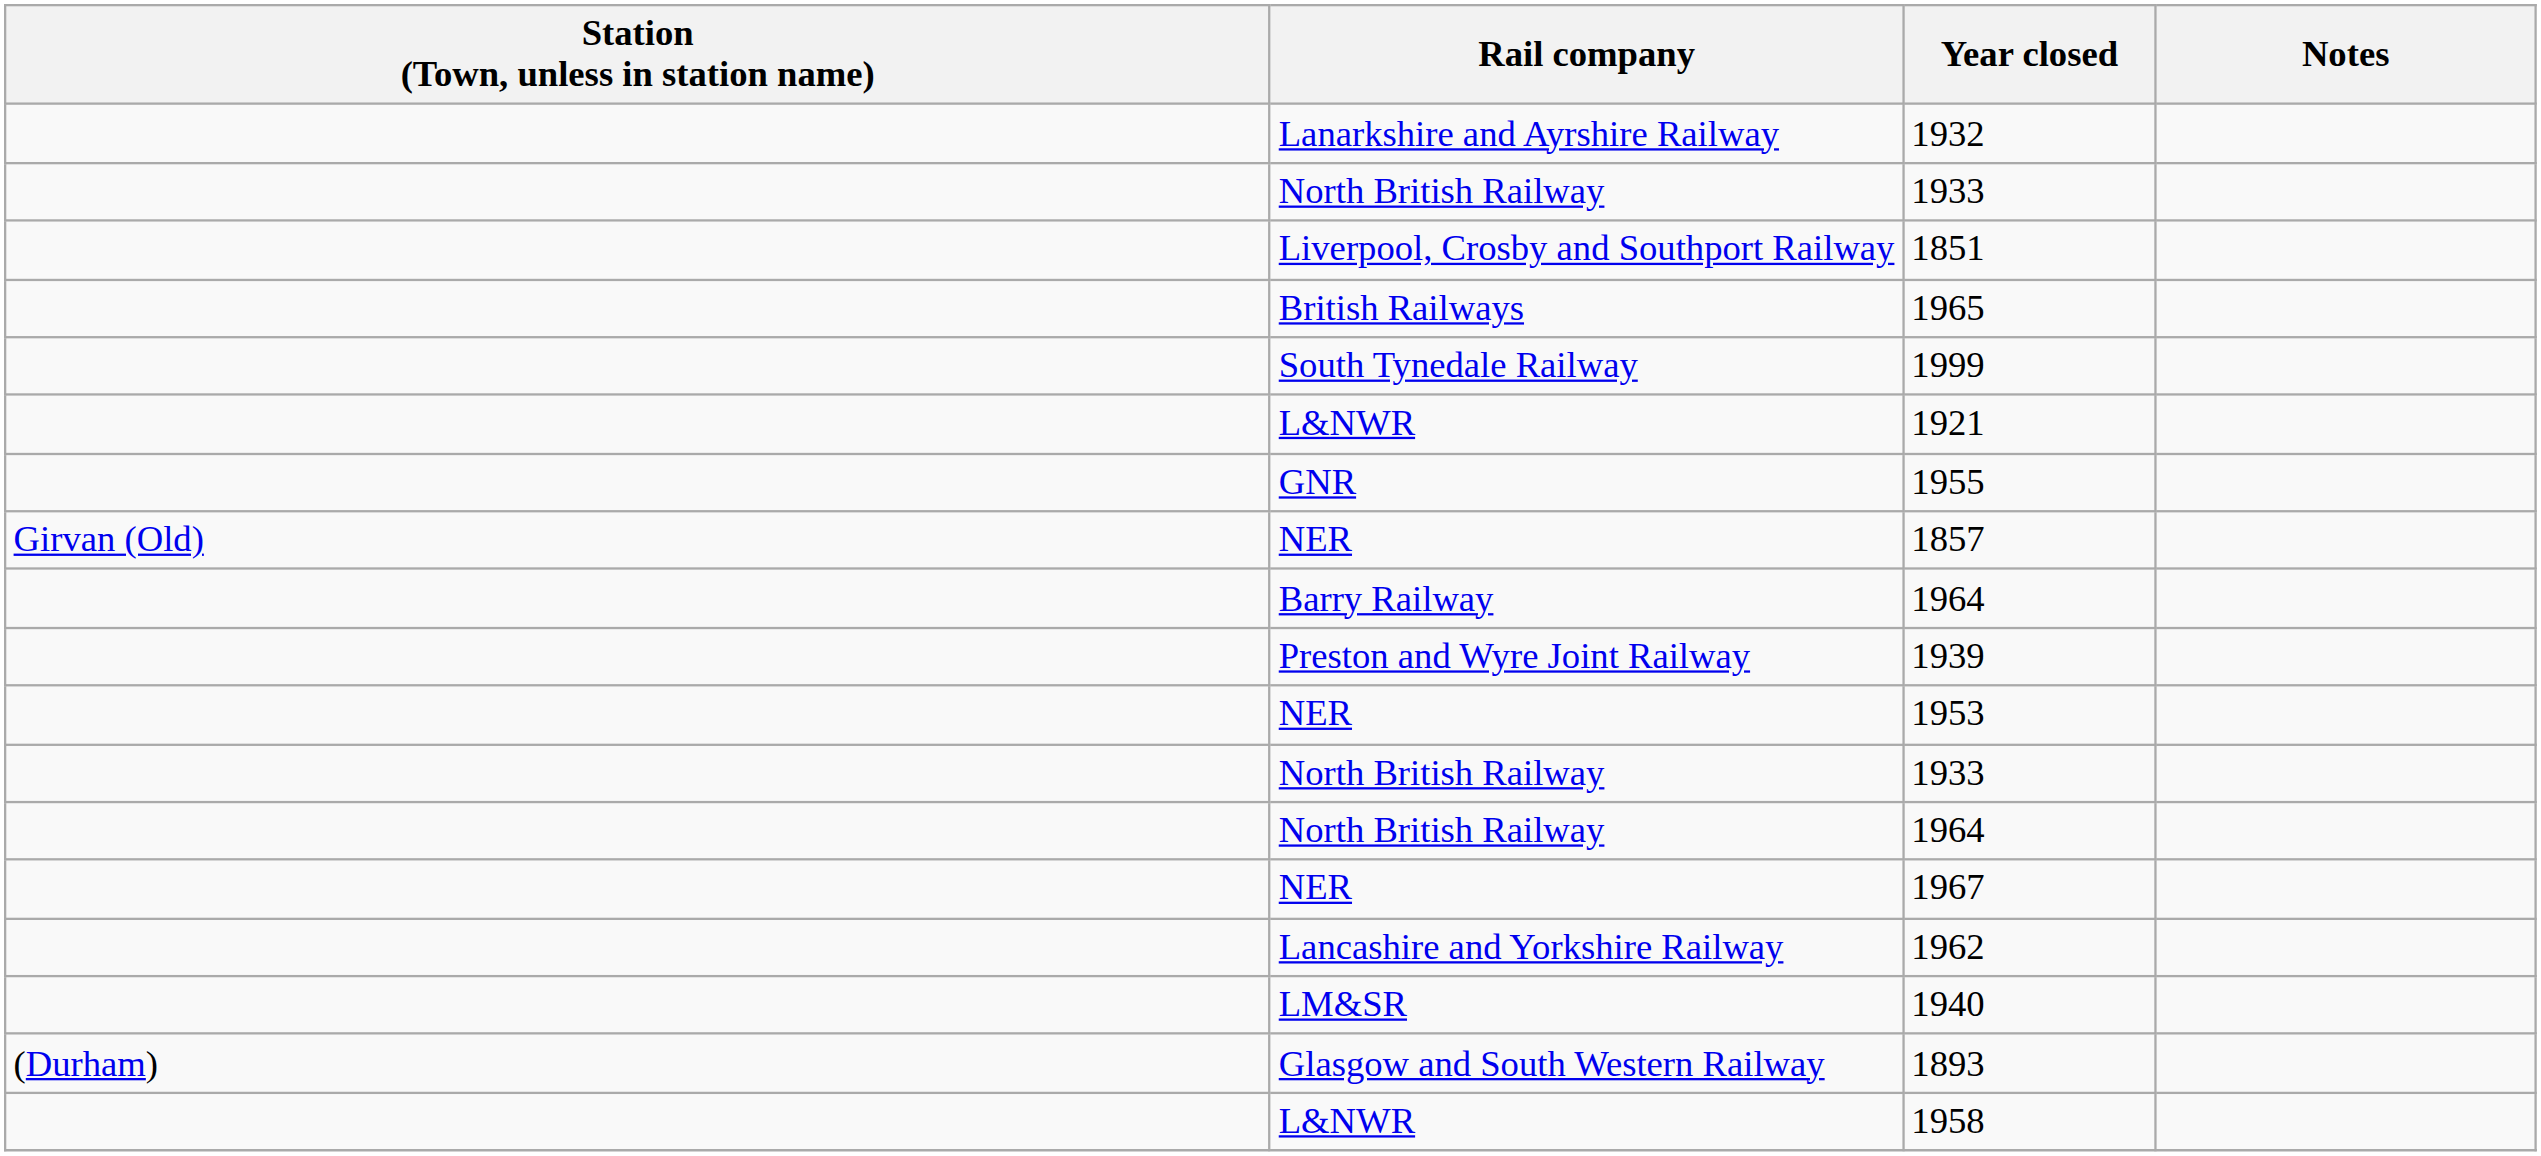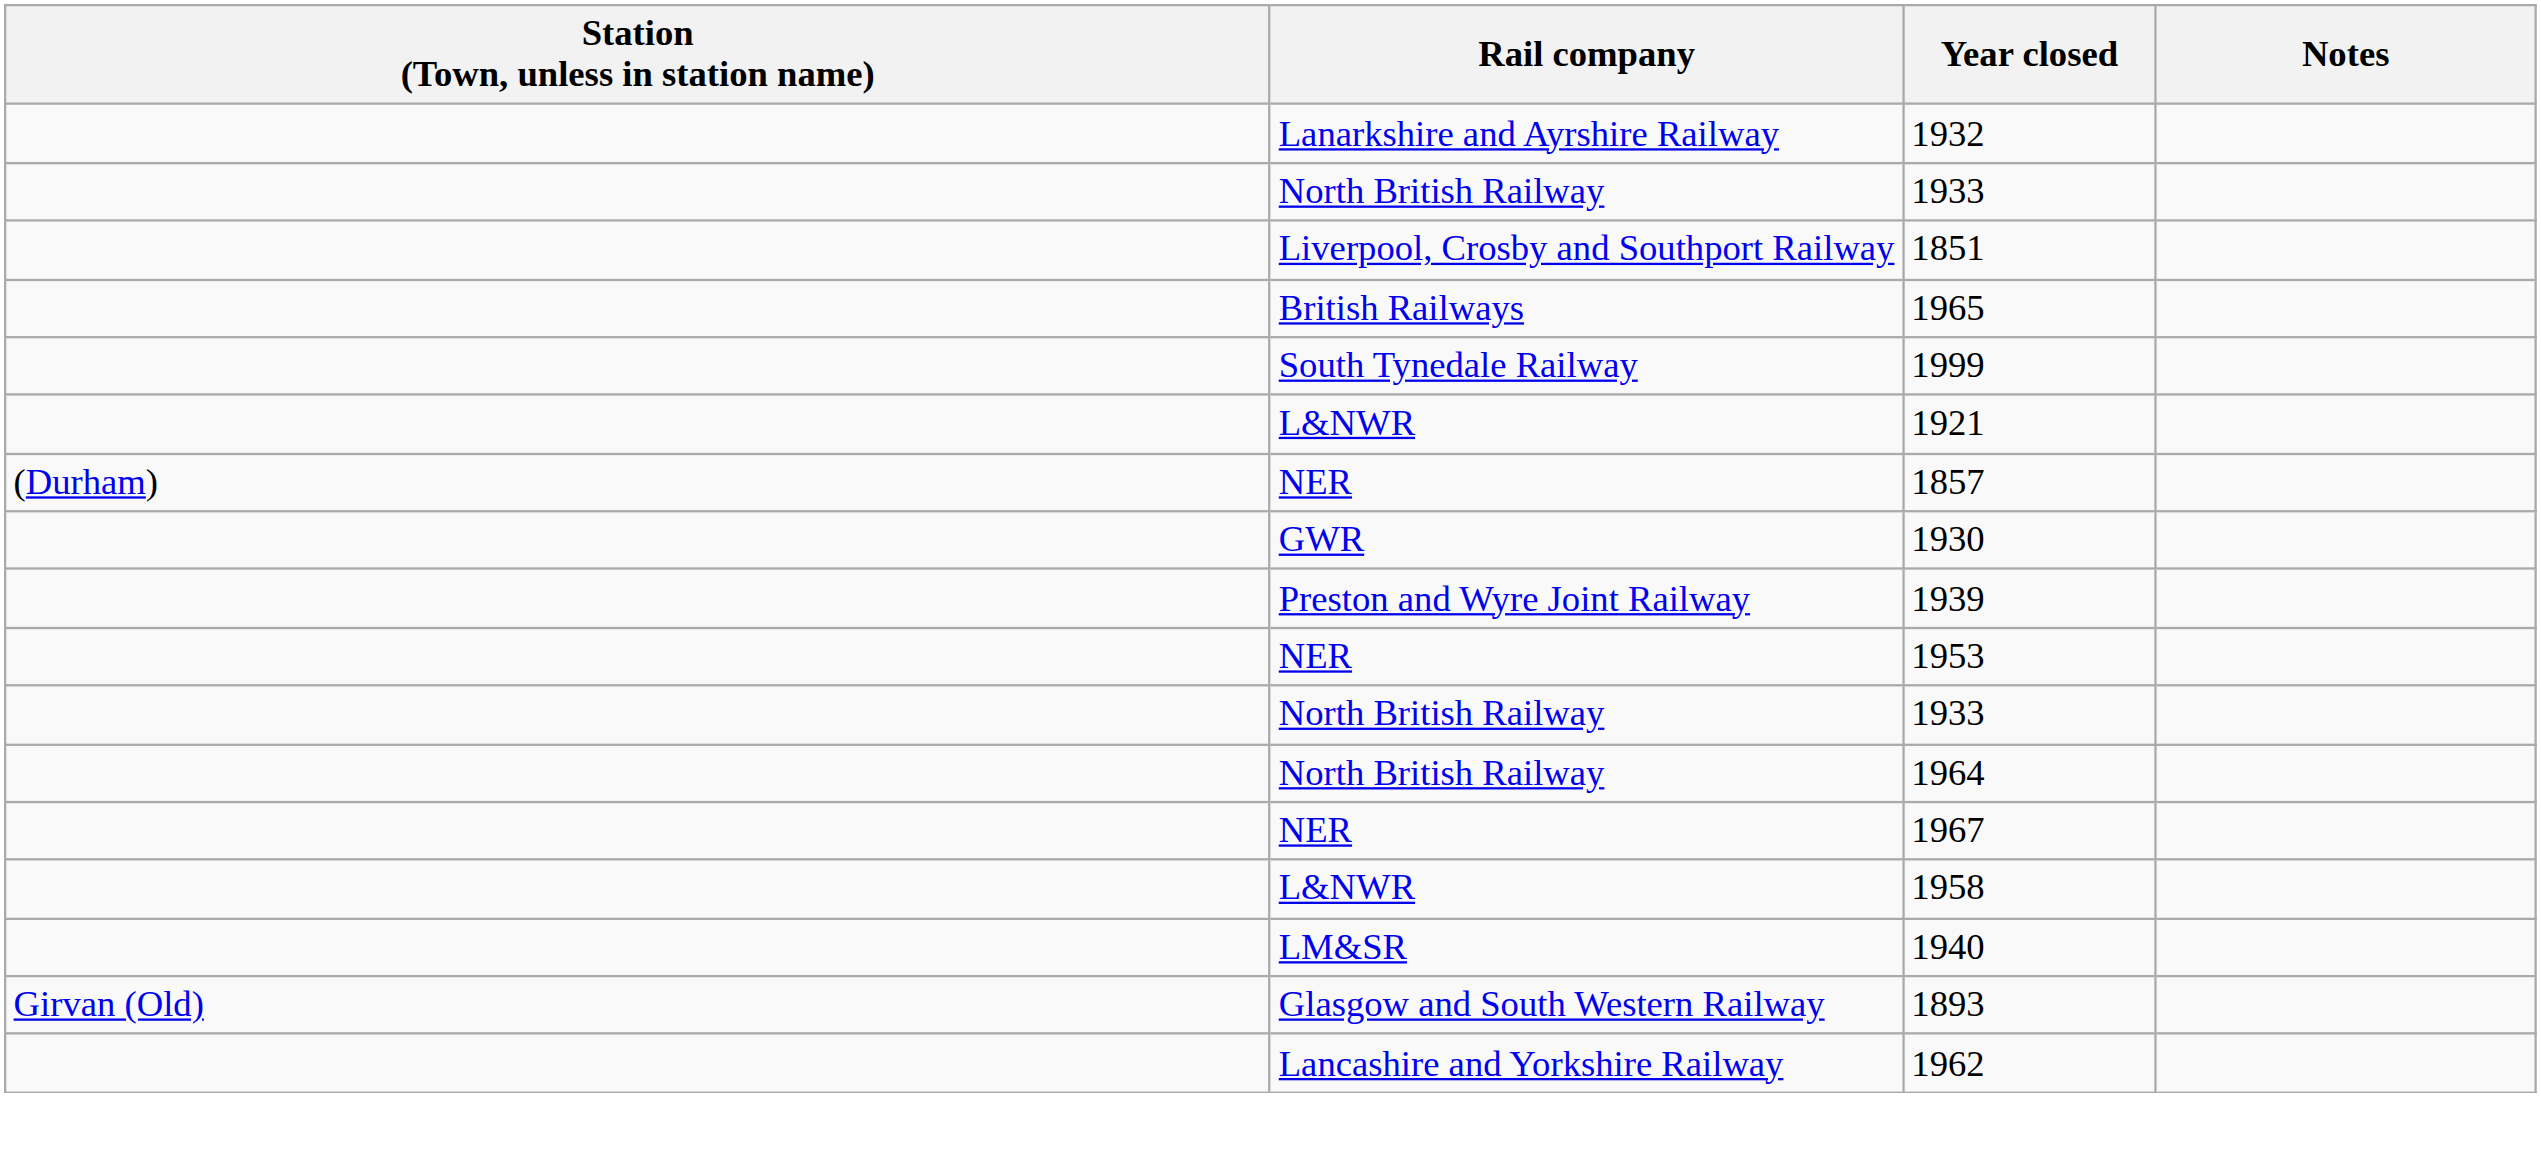- row: (1317, 481)
(109, 539) Girvan (Old) -> (86, 481) (Durham)
- row: (1386, 597)
+ row: (1321, 539)
rows swapped: (1347, 1120) <-> (1531, 946)
(86, 1062) (Durham) -> (109, 1004) Girvan (Old)
